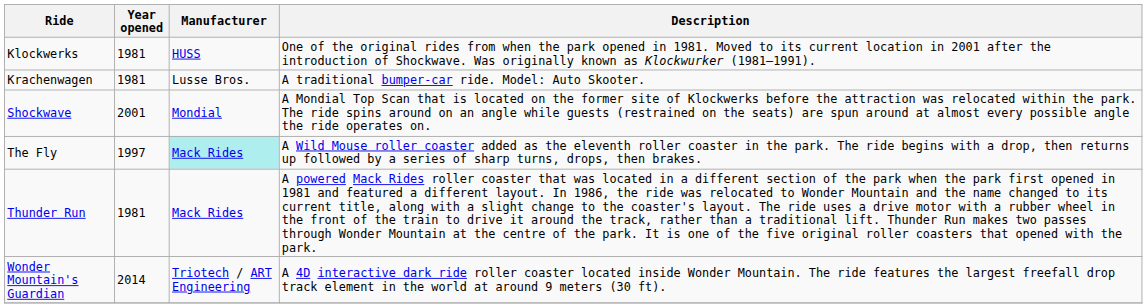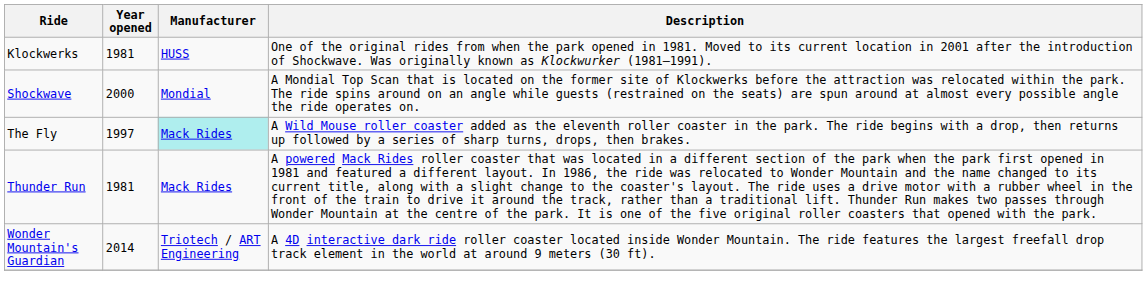- row: (50, 80)
(131, 113) 2001 -> (120, 94) 2000
